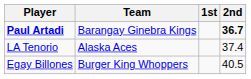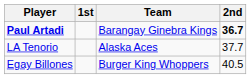columns swapped: (137, 13) <-> (209, 13)
(233, 47) 37.4 -> (233, 47) 37.7
